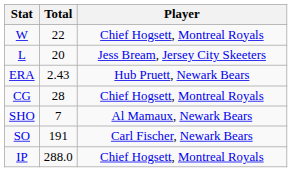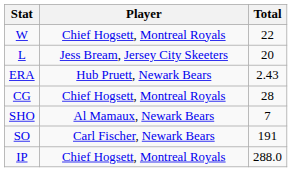columns swapped: (182, 14) <-> (58, 14)
